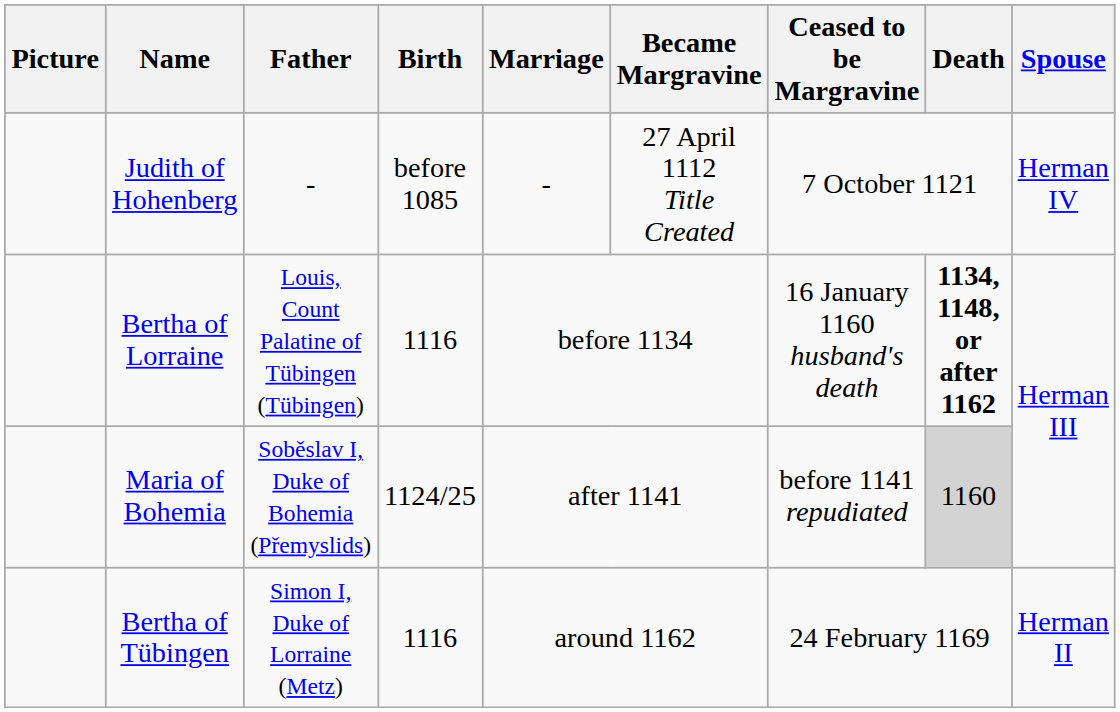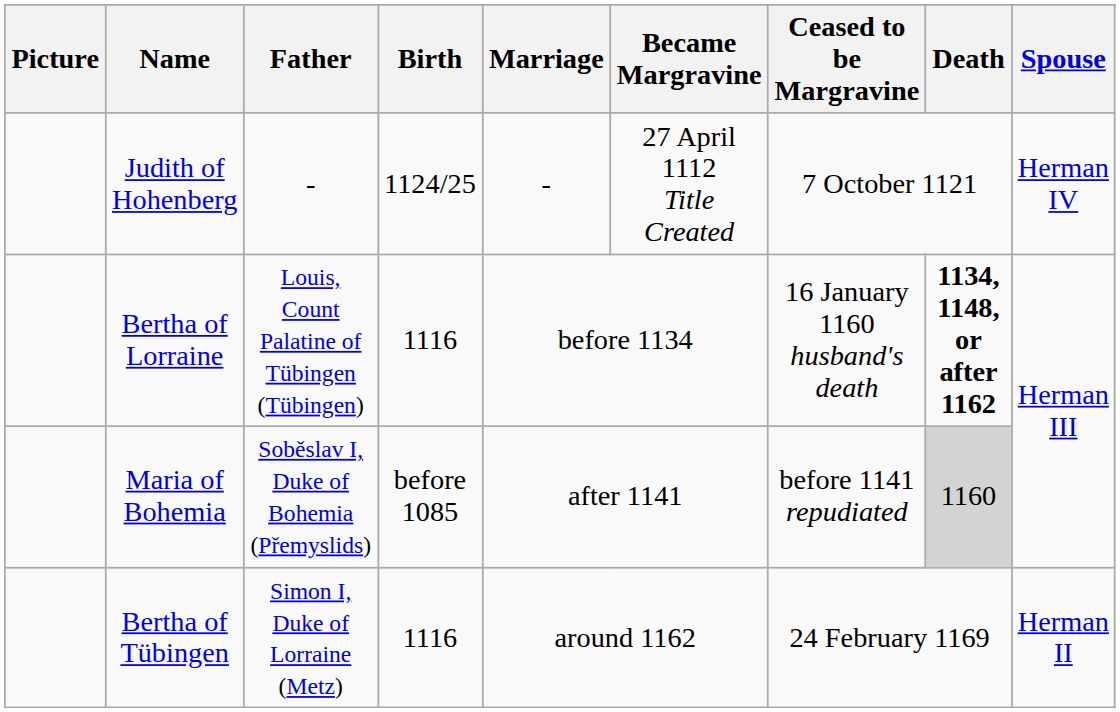(430, 183) before 1085 -> (430, 183) 1124/25
(430, 496) 1124/25 -> (430, 496) before 1085
